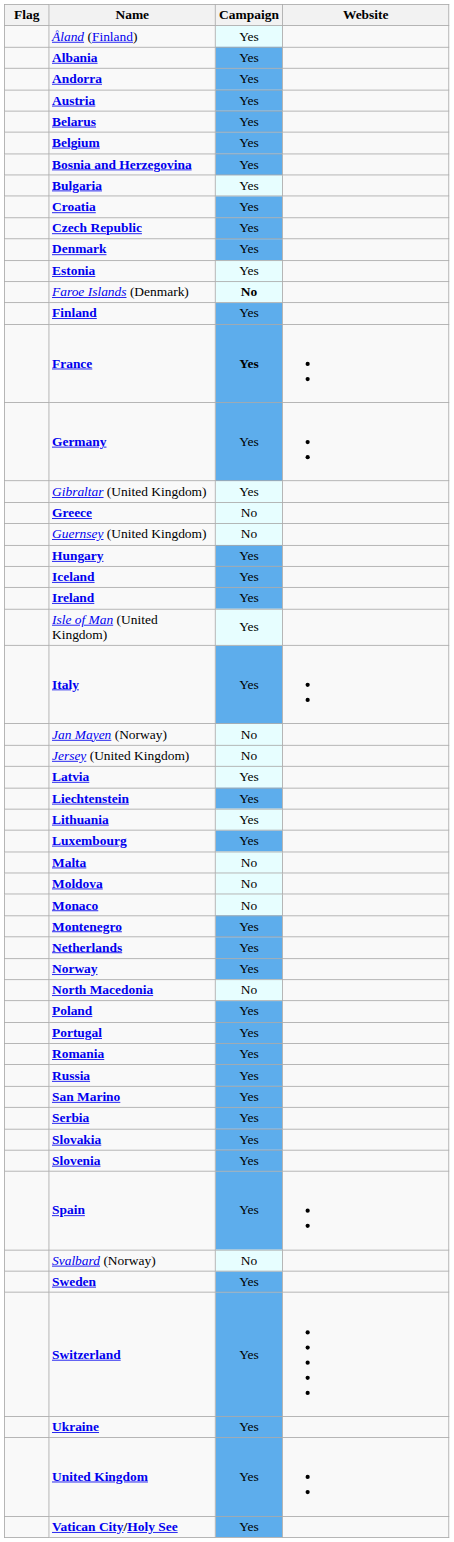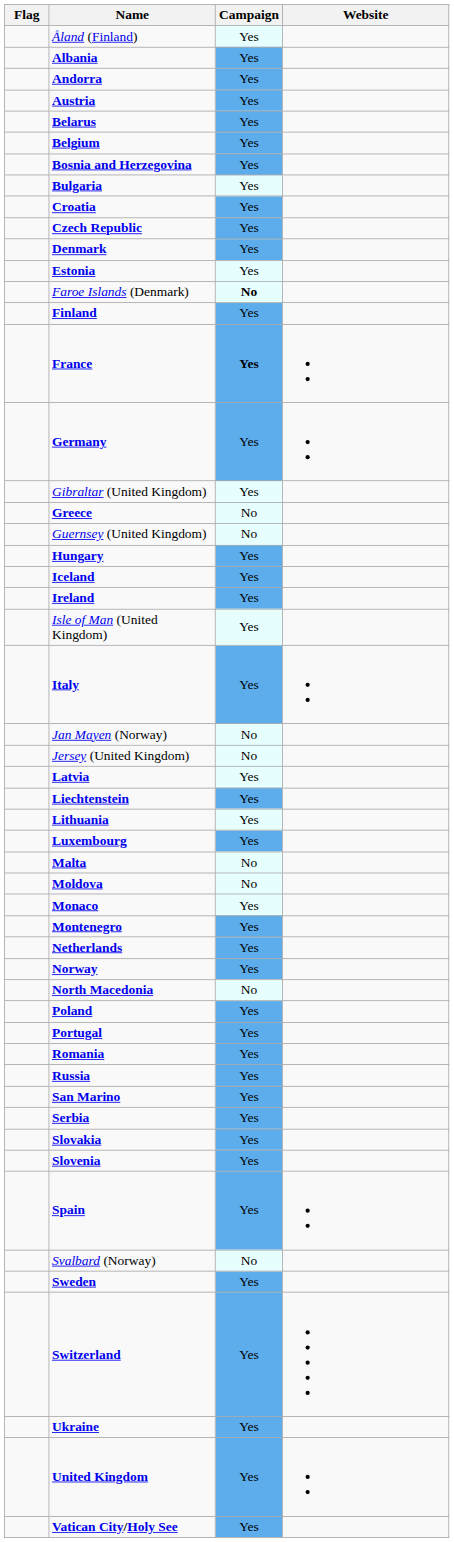(249, 905) No -> (249, 905) Yes
